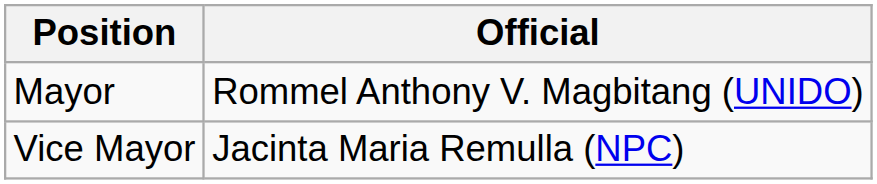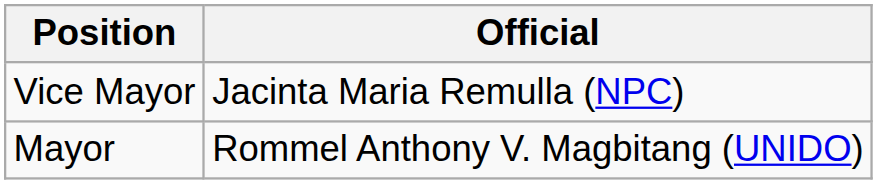rows swapped: (64, 91) <-> (104, 149)
